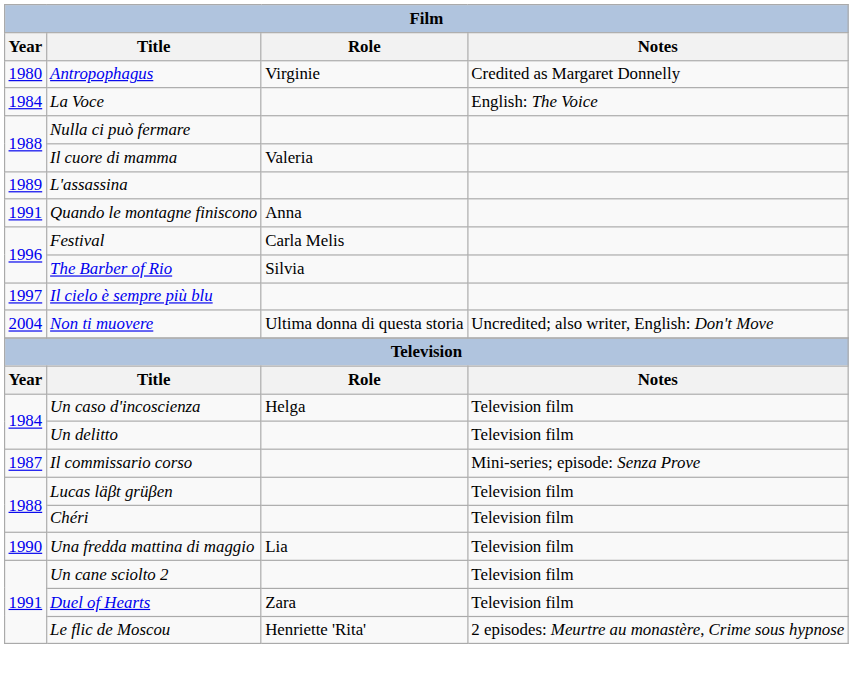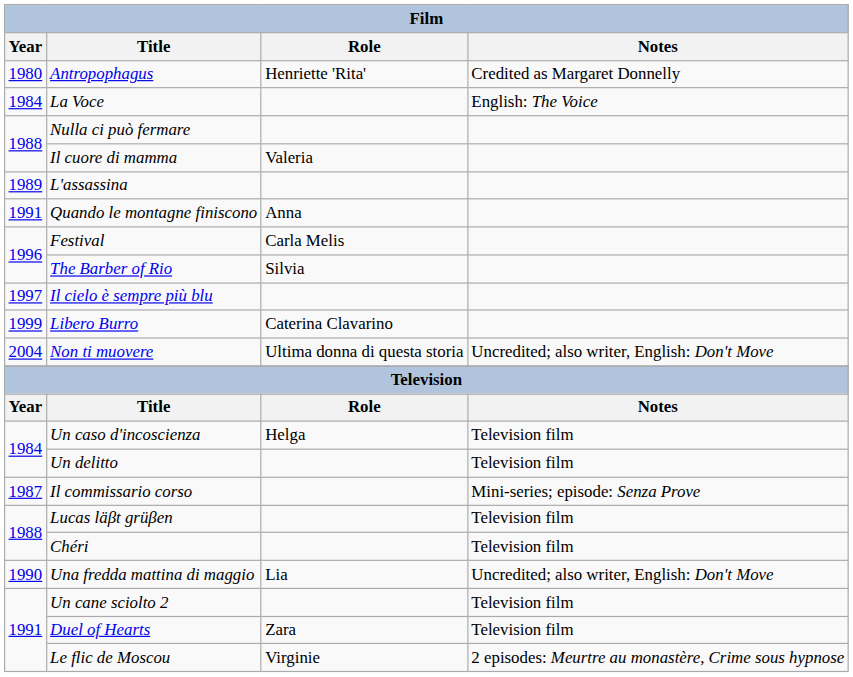(293, 74) Virginie -> (316, 74) Henriette 'Rita'
+ row: (94, 324)
(522, 546) Television film -> (622, 574) Uncredited; also writer, English: Don't Move
(316, 630) Henriette 'Rita' -> (293, 657) Virginie
